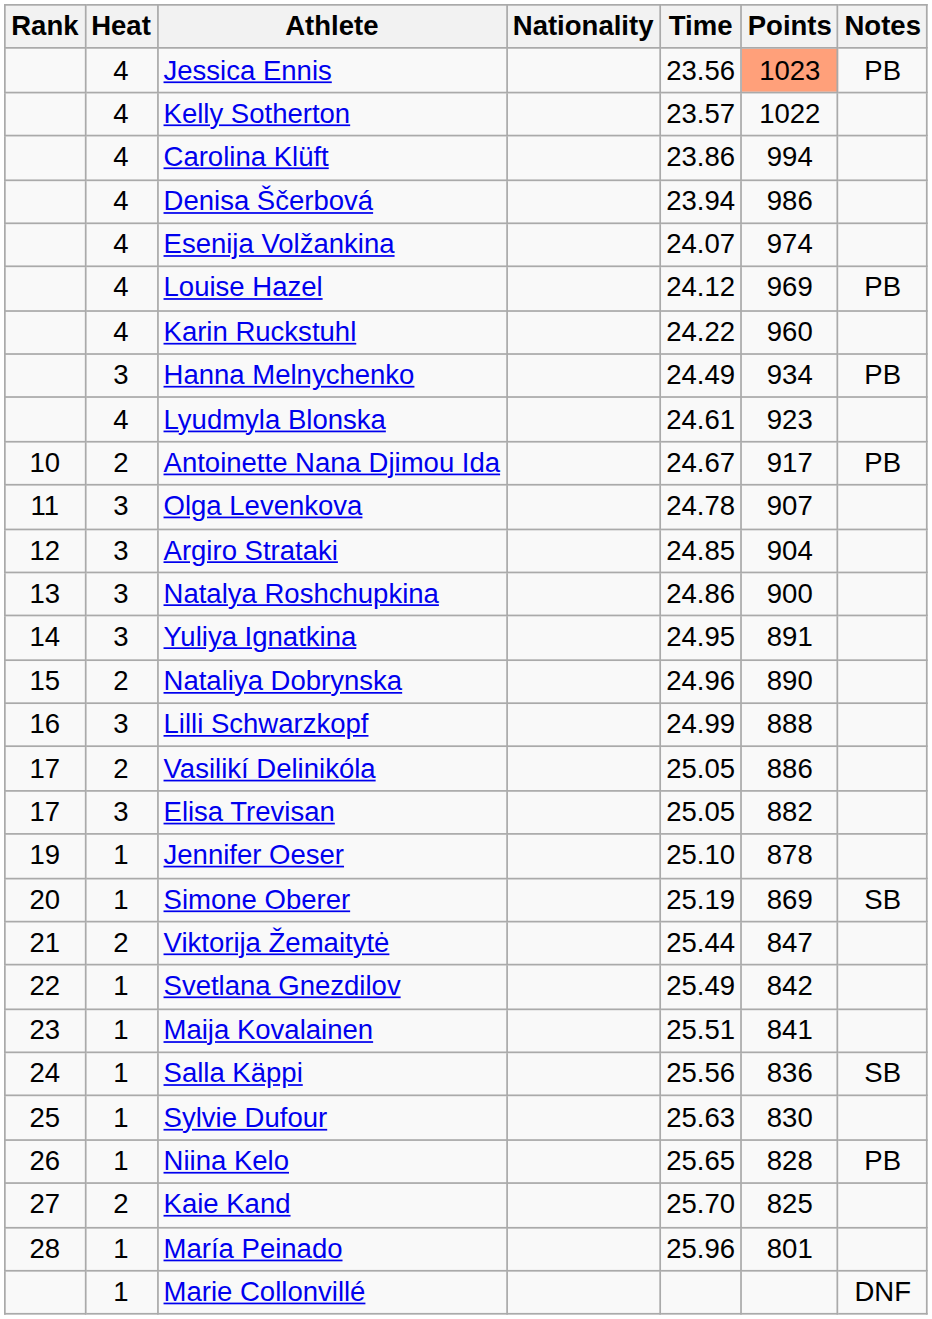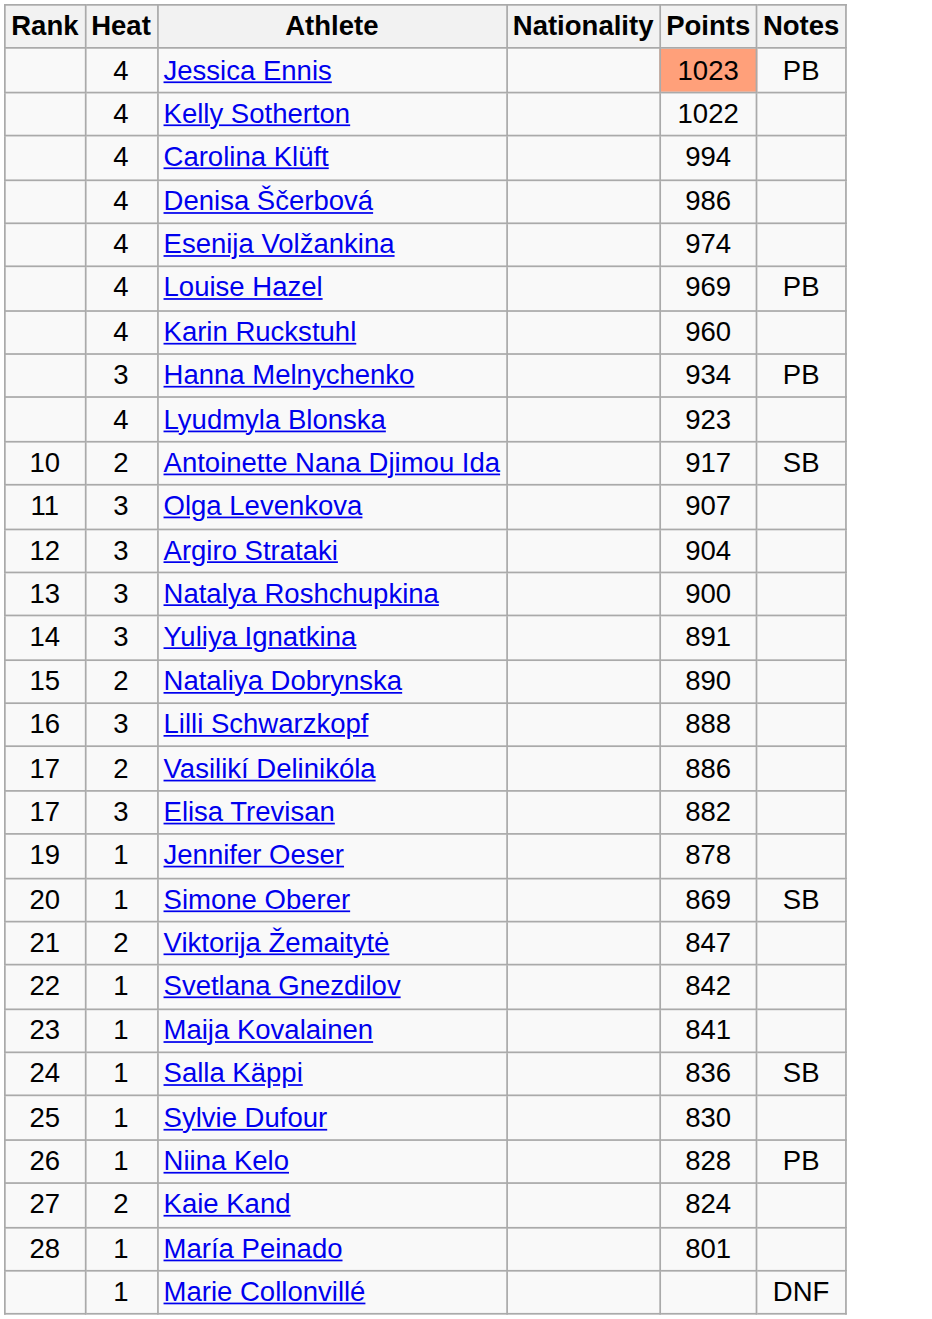- column: (701, 26)
(883, 462) PB -> (801, 462) SB
(790, 1204) 825 -> (708, 1204) 824
